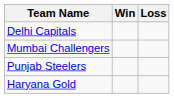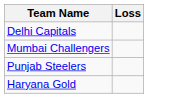- column: (125, 13)
